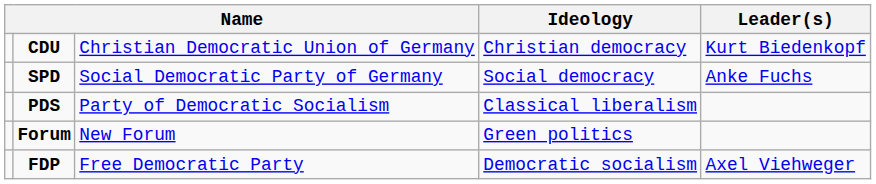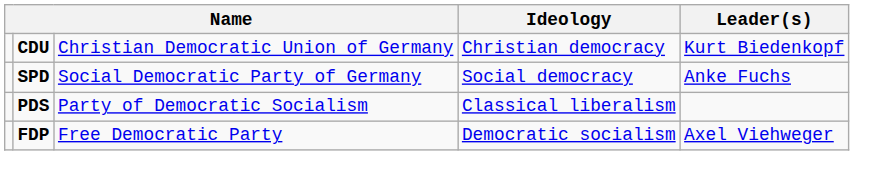- row: (44, 135)
